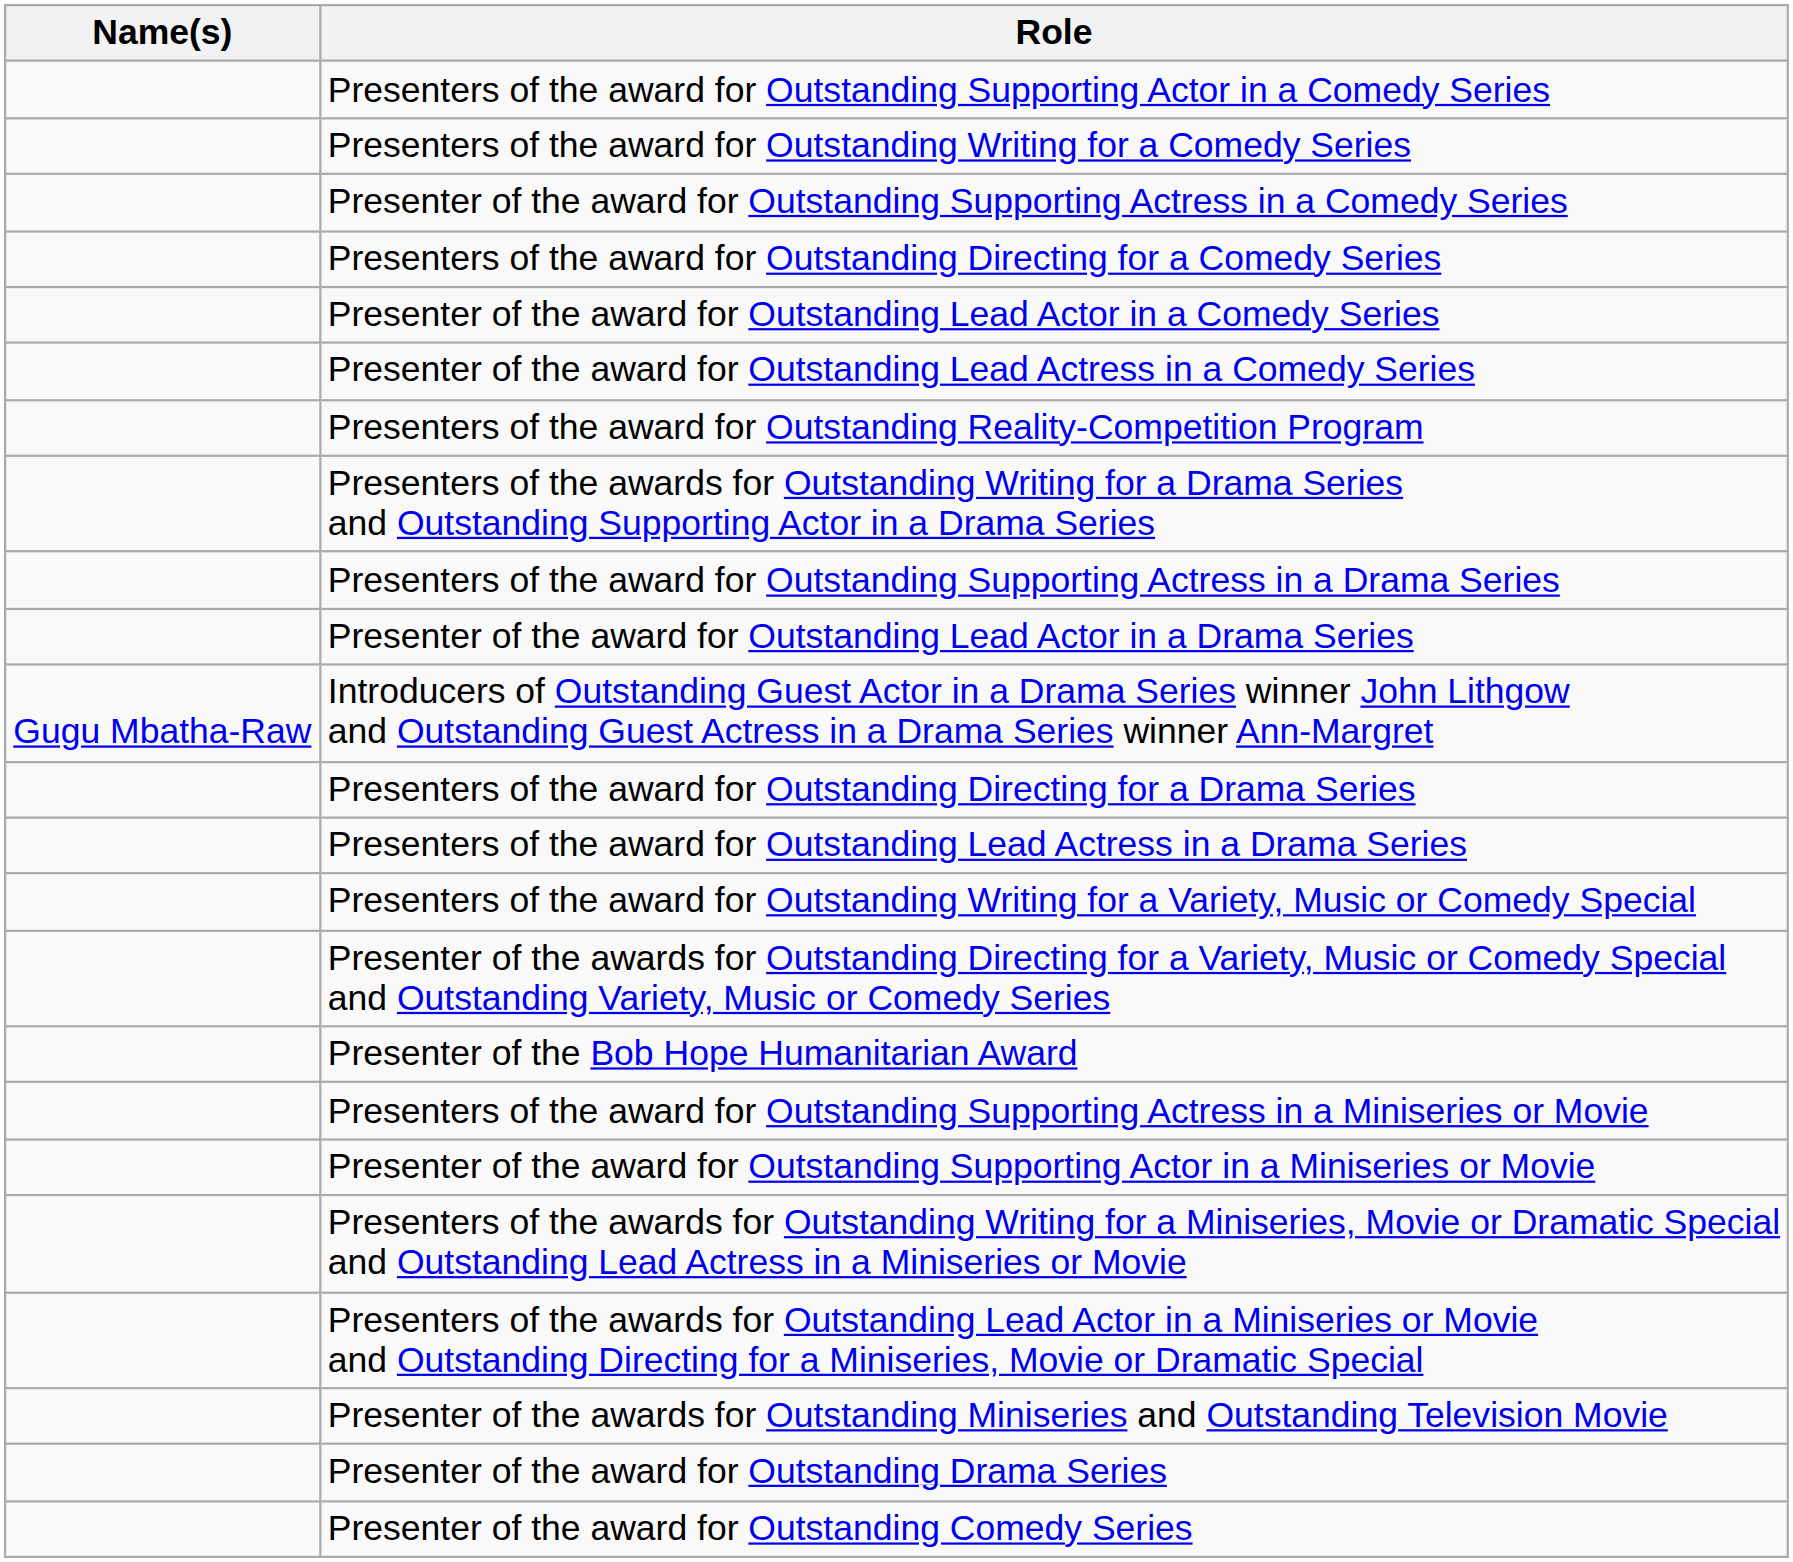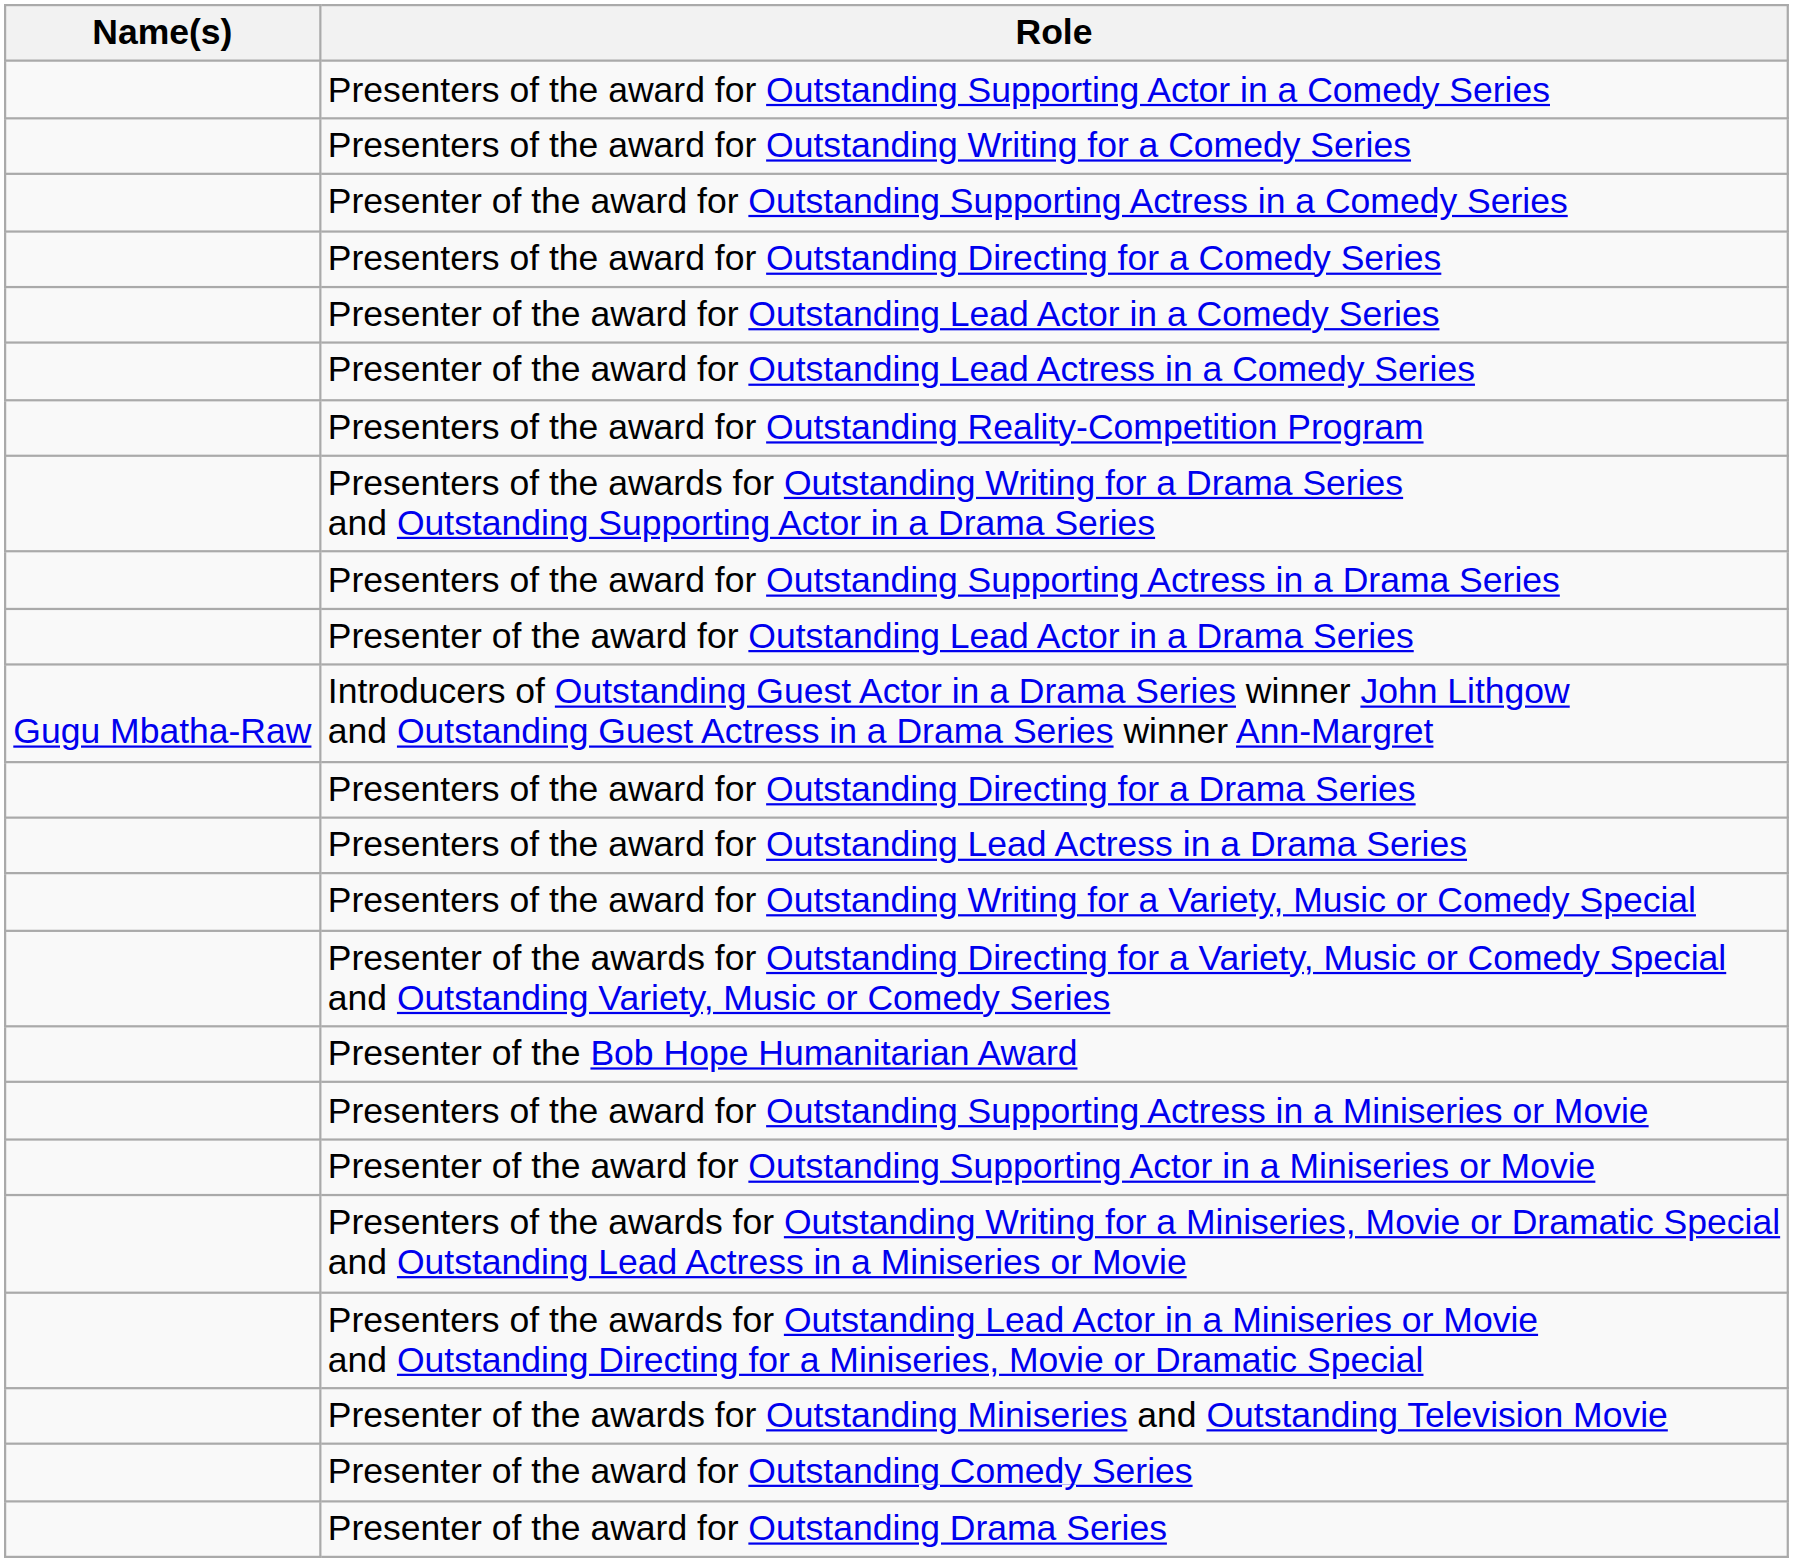rows swapped: (747, 1471) <-> (760, 1528)
